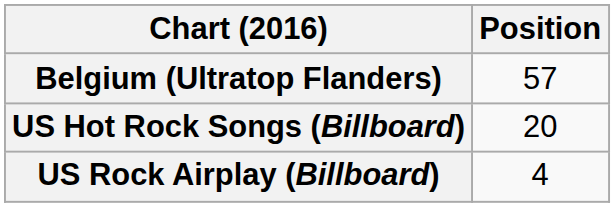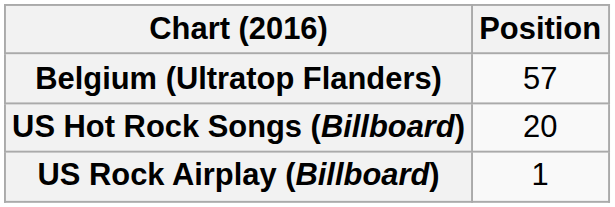(540, 175) 4 -> (540, 175) 1
